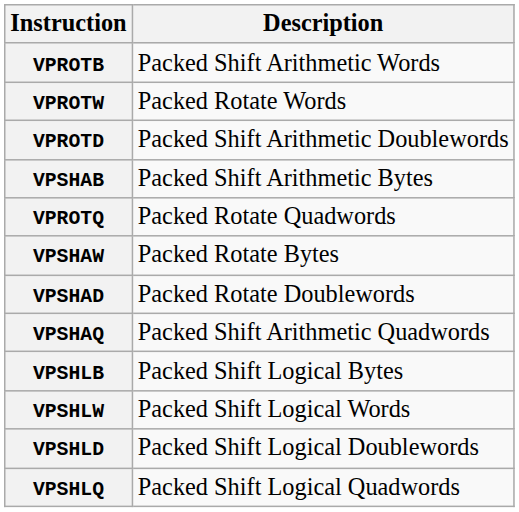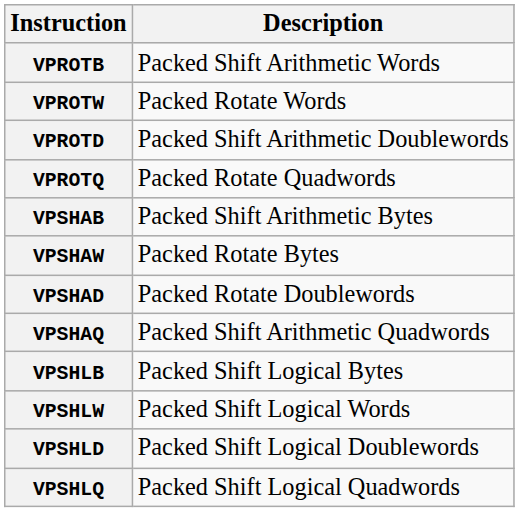rows swapped: (68, 219) <-> (68, 181)
